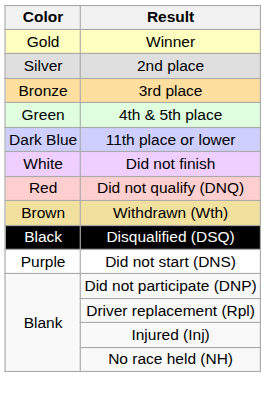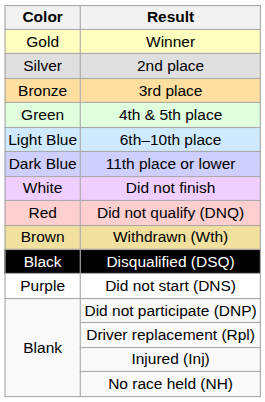+ row: (171, 139)
